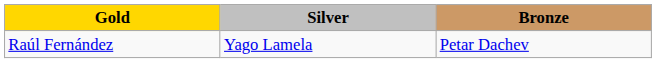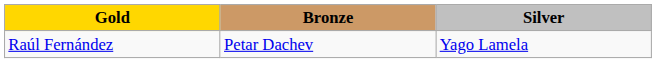columns swapped: (328, 17) <-> (544, 17)
